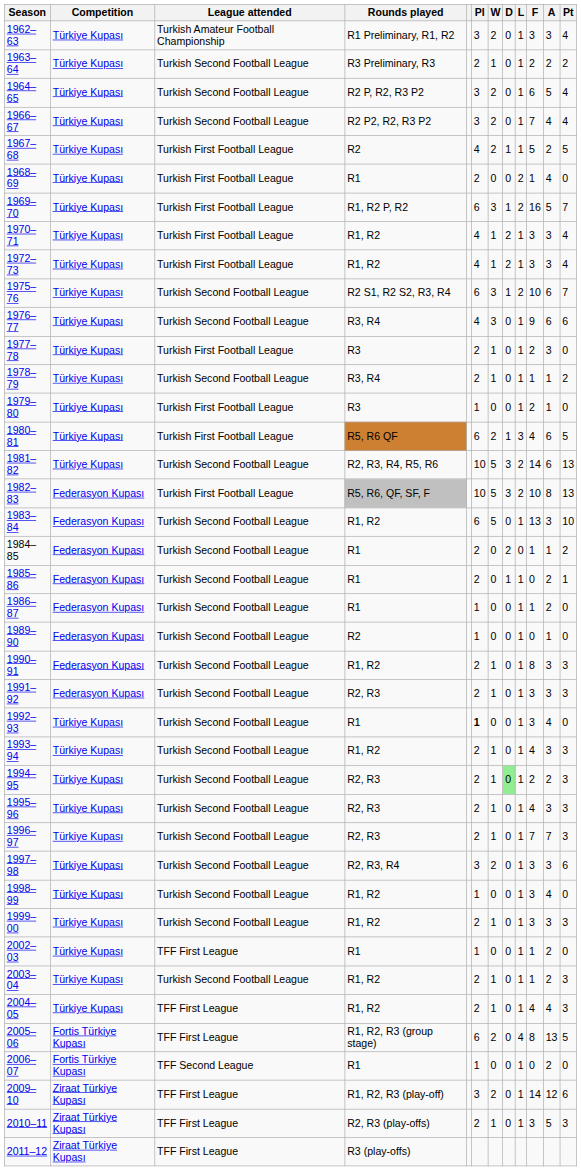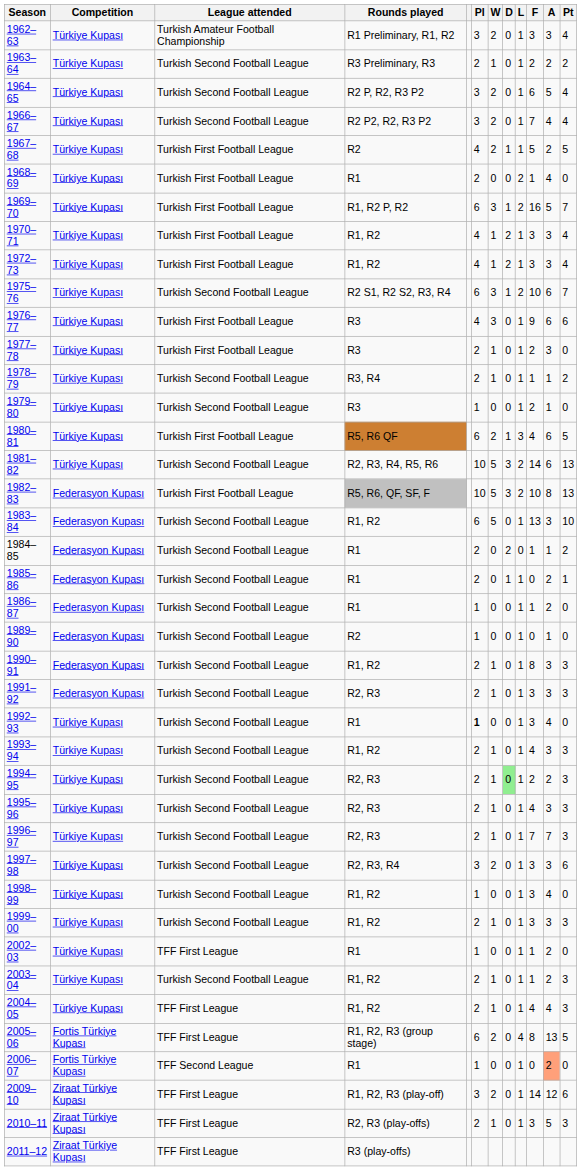(233, 321) Turkish Second Football League -> (225, 321) Turkish First Football League
(364, 321) R3, R4 -> (354, 321) R3
(225, 407) Turkish First Football League -> (233, 407) Turkish Second Football League
(549, 1066) no background -> (549, 1066) lightsalmon background
